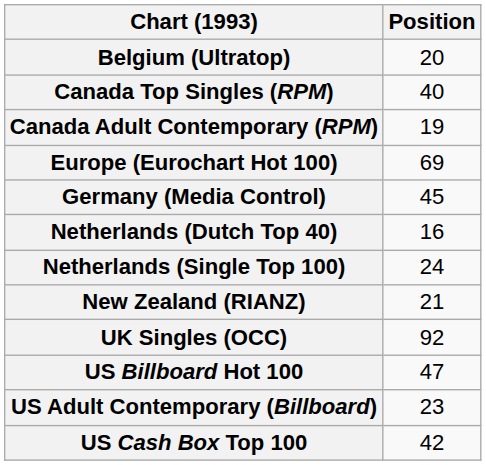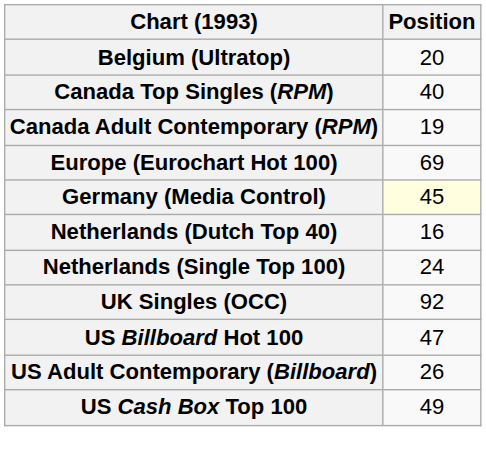(432, 197) no background -> (432, 197) lightyellow background
- row: (194, 302)
(432, 407) 23 -> (432, 372) 26
(432, 442) 42 -> (432, 407) 49
